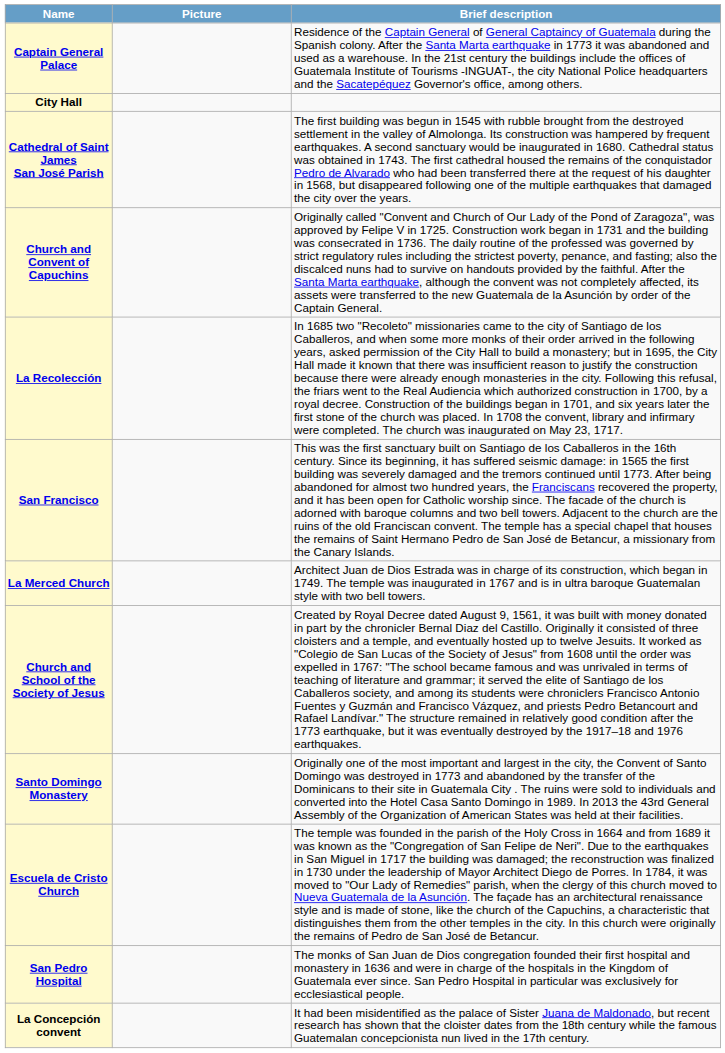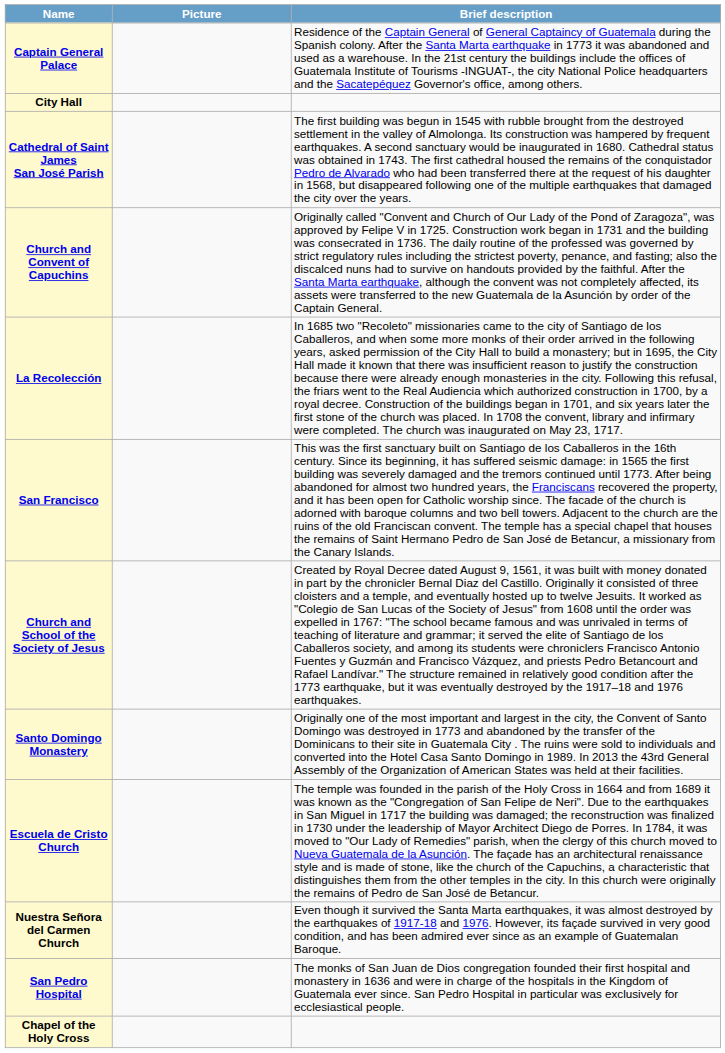- row: (59, 584)
+ row: (59, 931)
- row: (59, 1026)
+ row: (59, 1032)
